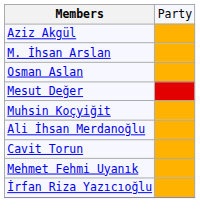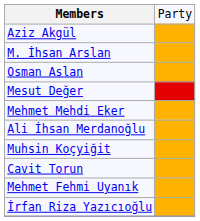+ row: (66, 110)
rows swapped: (59, 110) <-> (76, 129)
